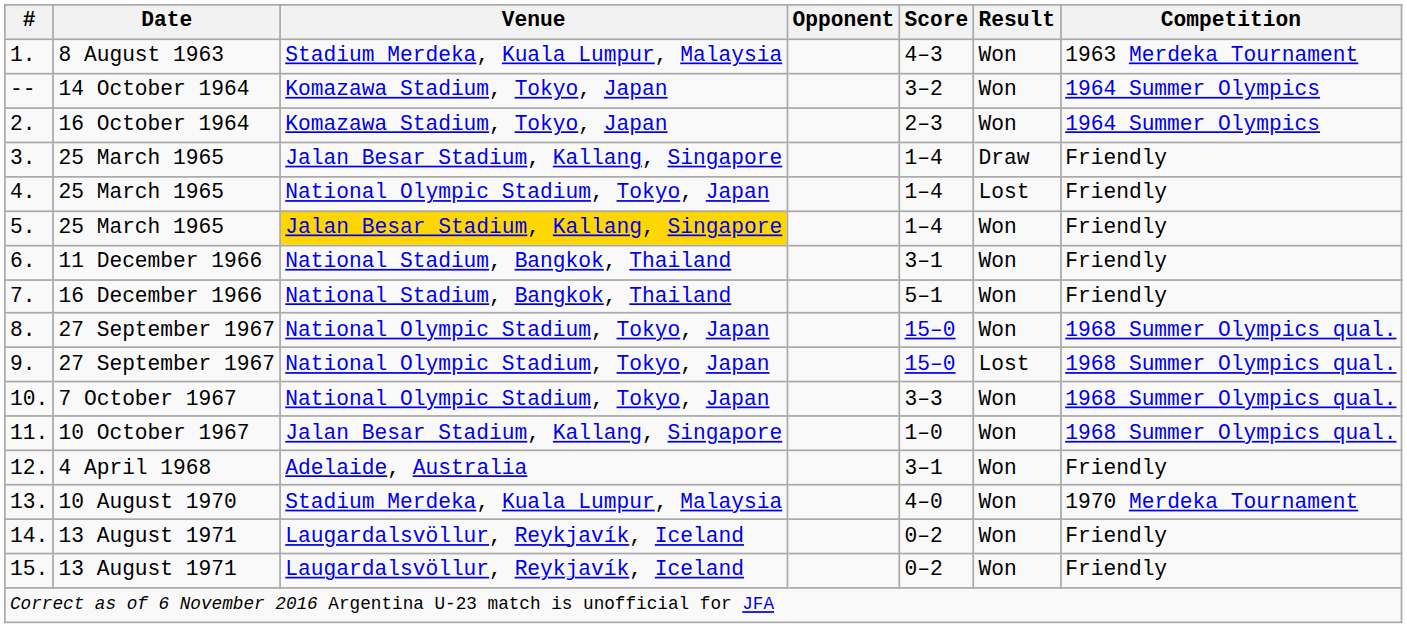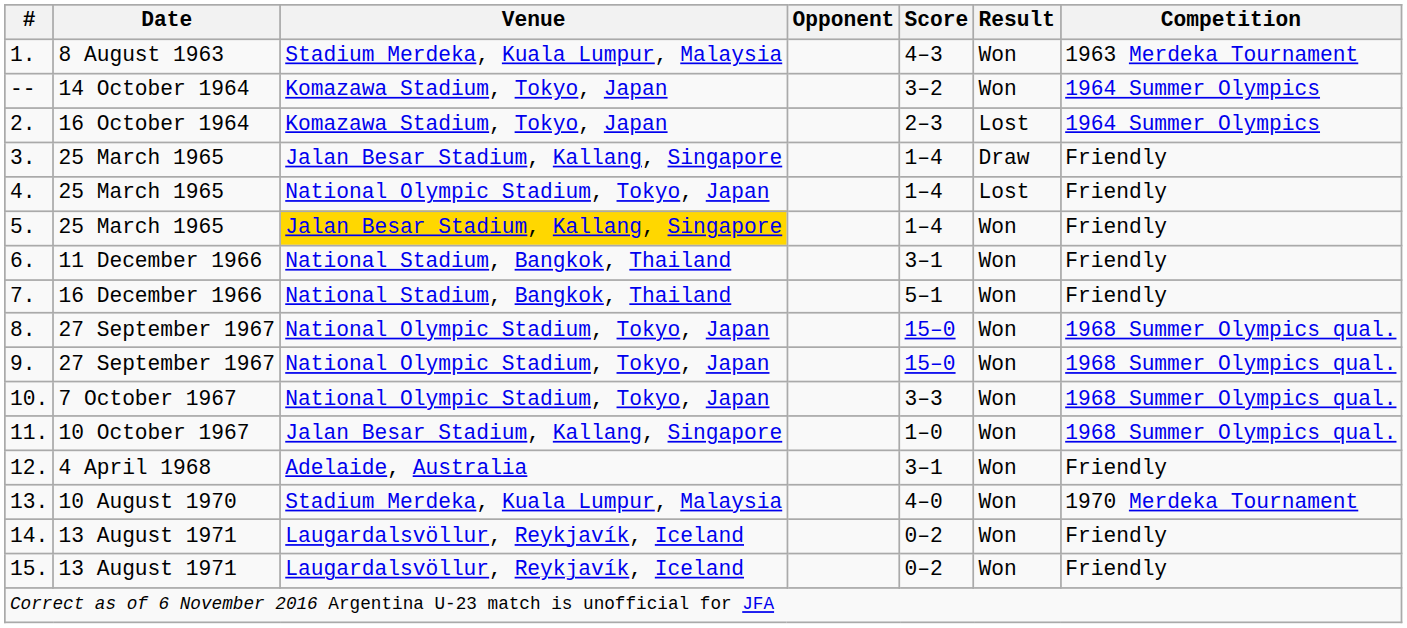(998, 125) Won -> (1004, 125) Lost
(1004, 365) Lost -> (998, 365) Won
